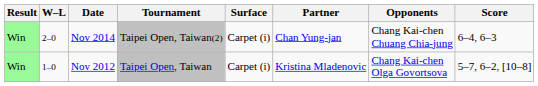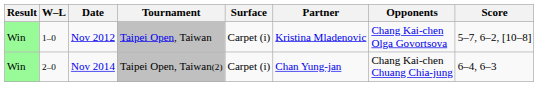rows swapped: (93, 66) <-> (93, 36)
